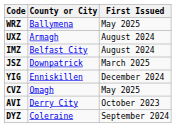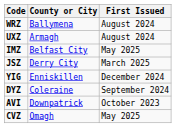(121, 24) May 2025 -> (128, 24) August 2024
(128, 50) August 2024 -> (121, 50) May 2025
(56, 63) Downpatrick -> (54, 63) Derry City
rows swapped: (14, 116) <-> (14, 90)
(54, 103) Derry City -> (56, 103) Downpatrick
